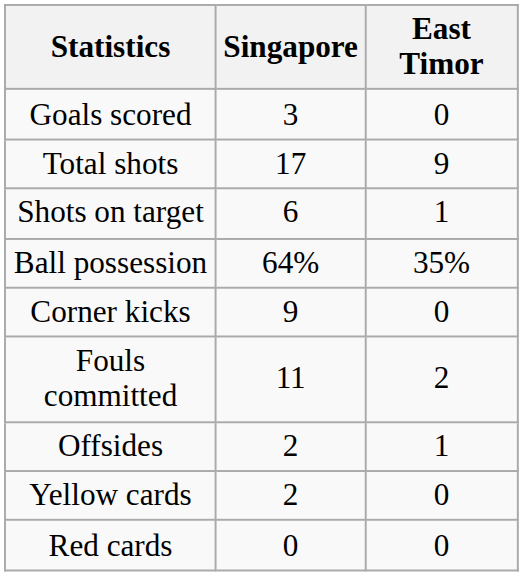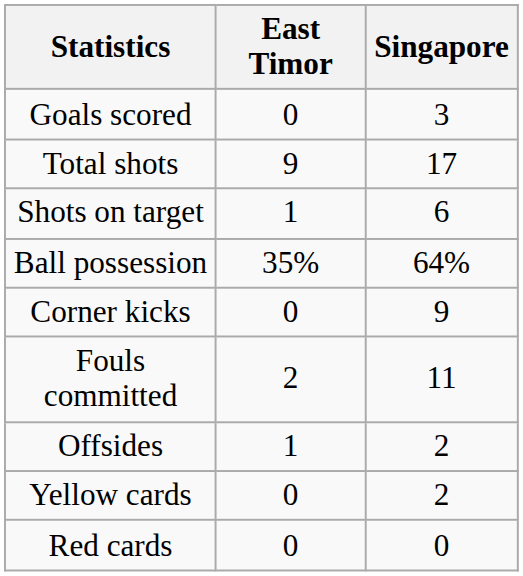columns swapped: (442, 46) <-> (291, 46)
